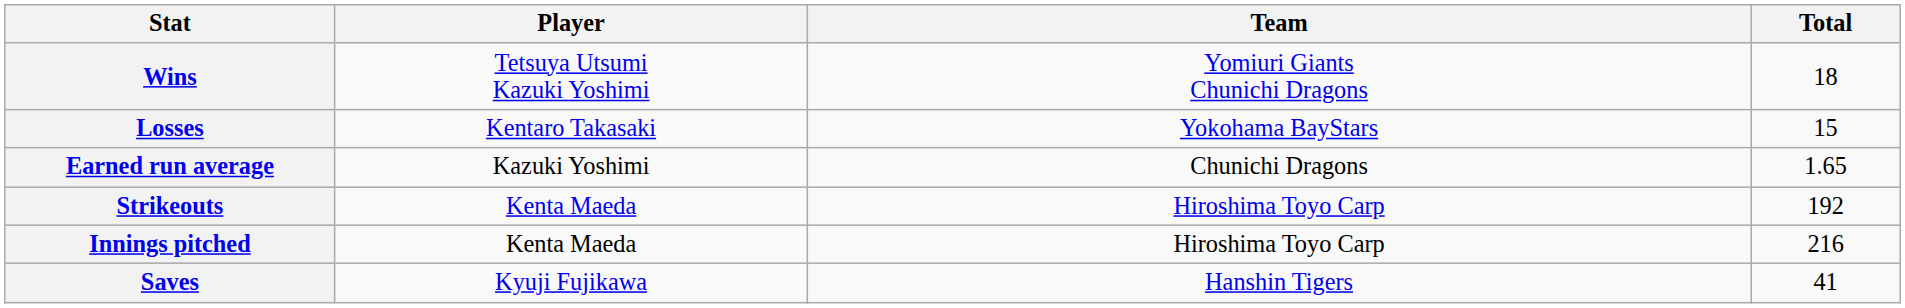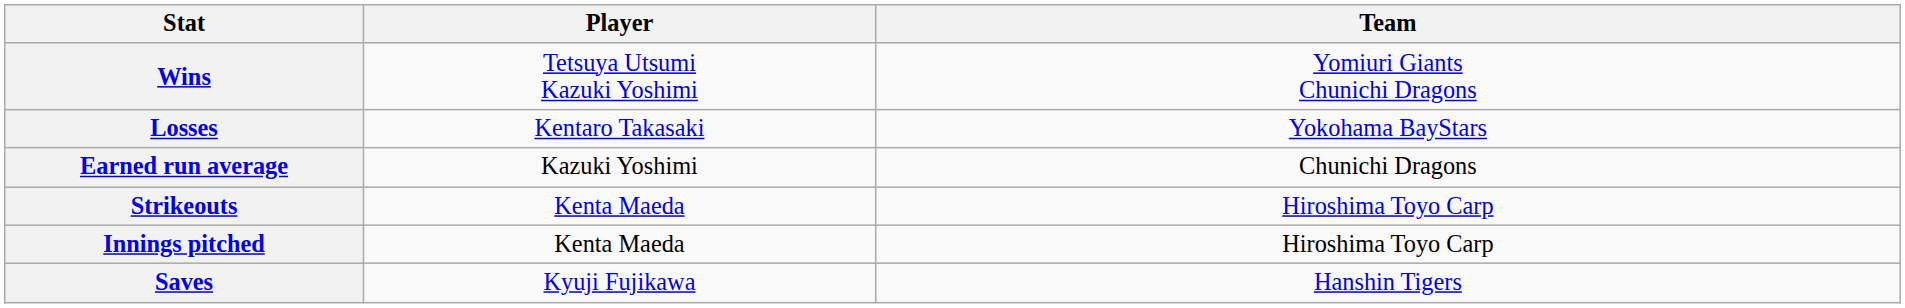- column: (1826, 23)
